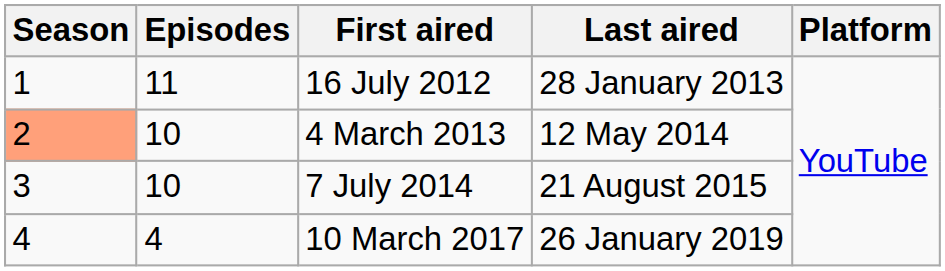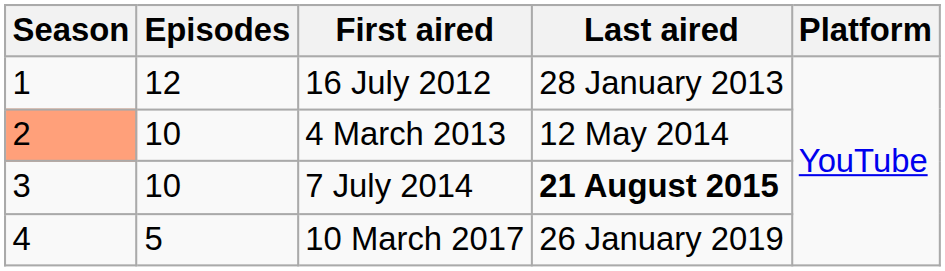(161, 82) 11 -> (163, 82) 12
(653, 186) normal -> (659, 186) bold
(154, 238) 4 -> (154, 238) 5
